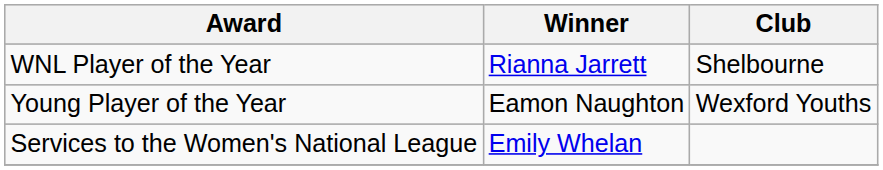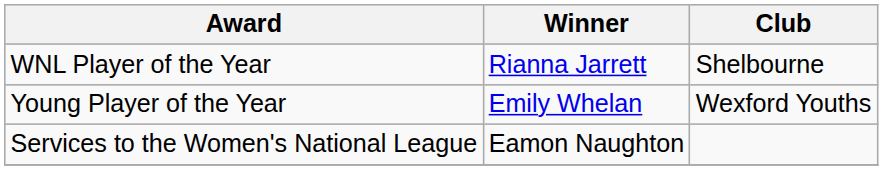(586, 104) Eamon Naughton -> (565, 104) Emily Whelan
(565, 143) Emily Whelan -> (586, 143) Eamon Naughton
